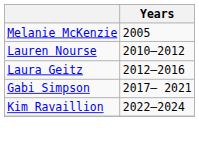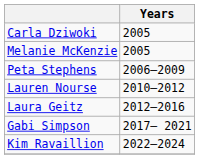+ row: (52, 32)
+ row: (52, 70)
